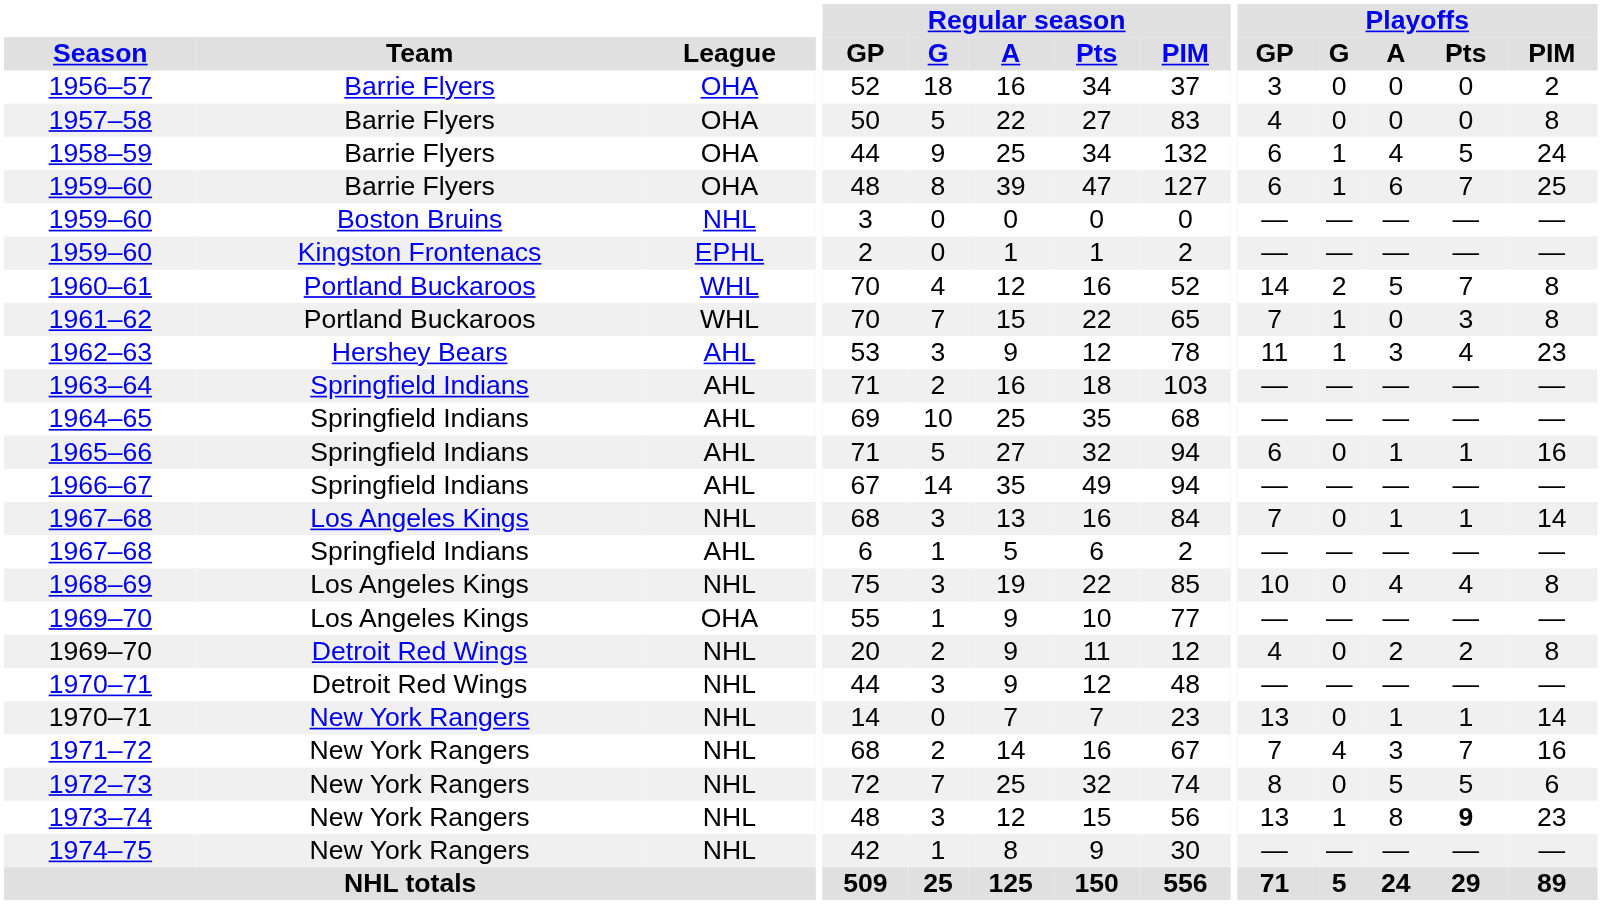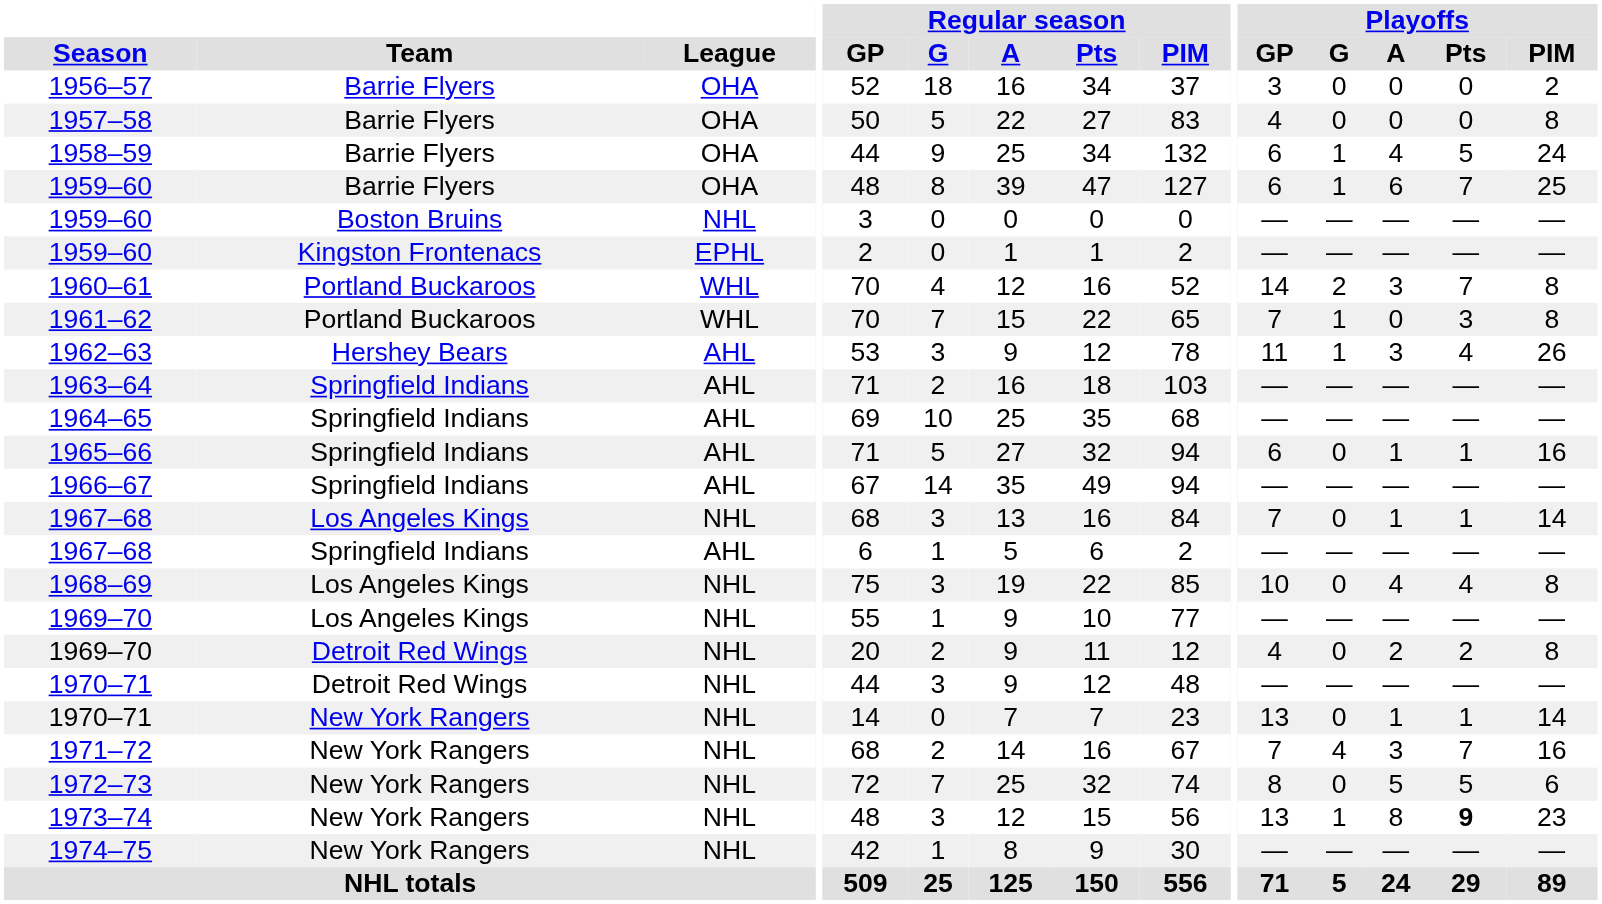(1396, 285) 5 -> (1396, 285) 3
(1552, 352) 23 -> (1552, 352) 26
(729, 617) OHA -> (729, 617) NHL
